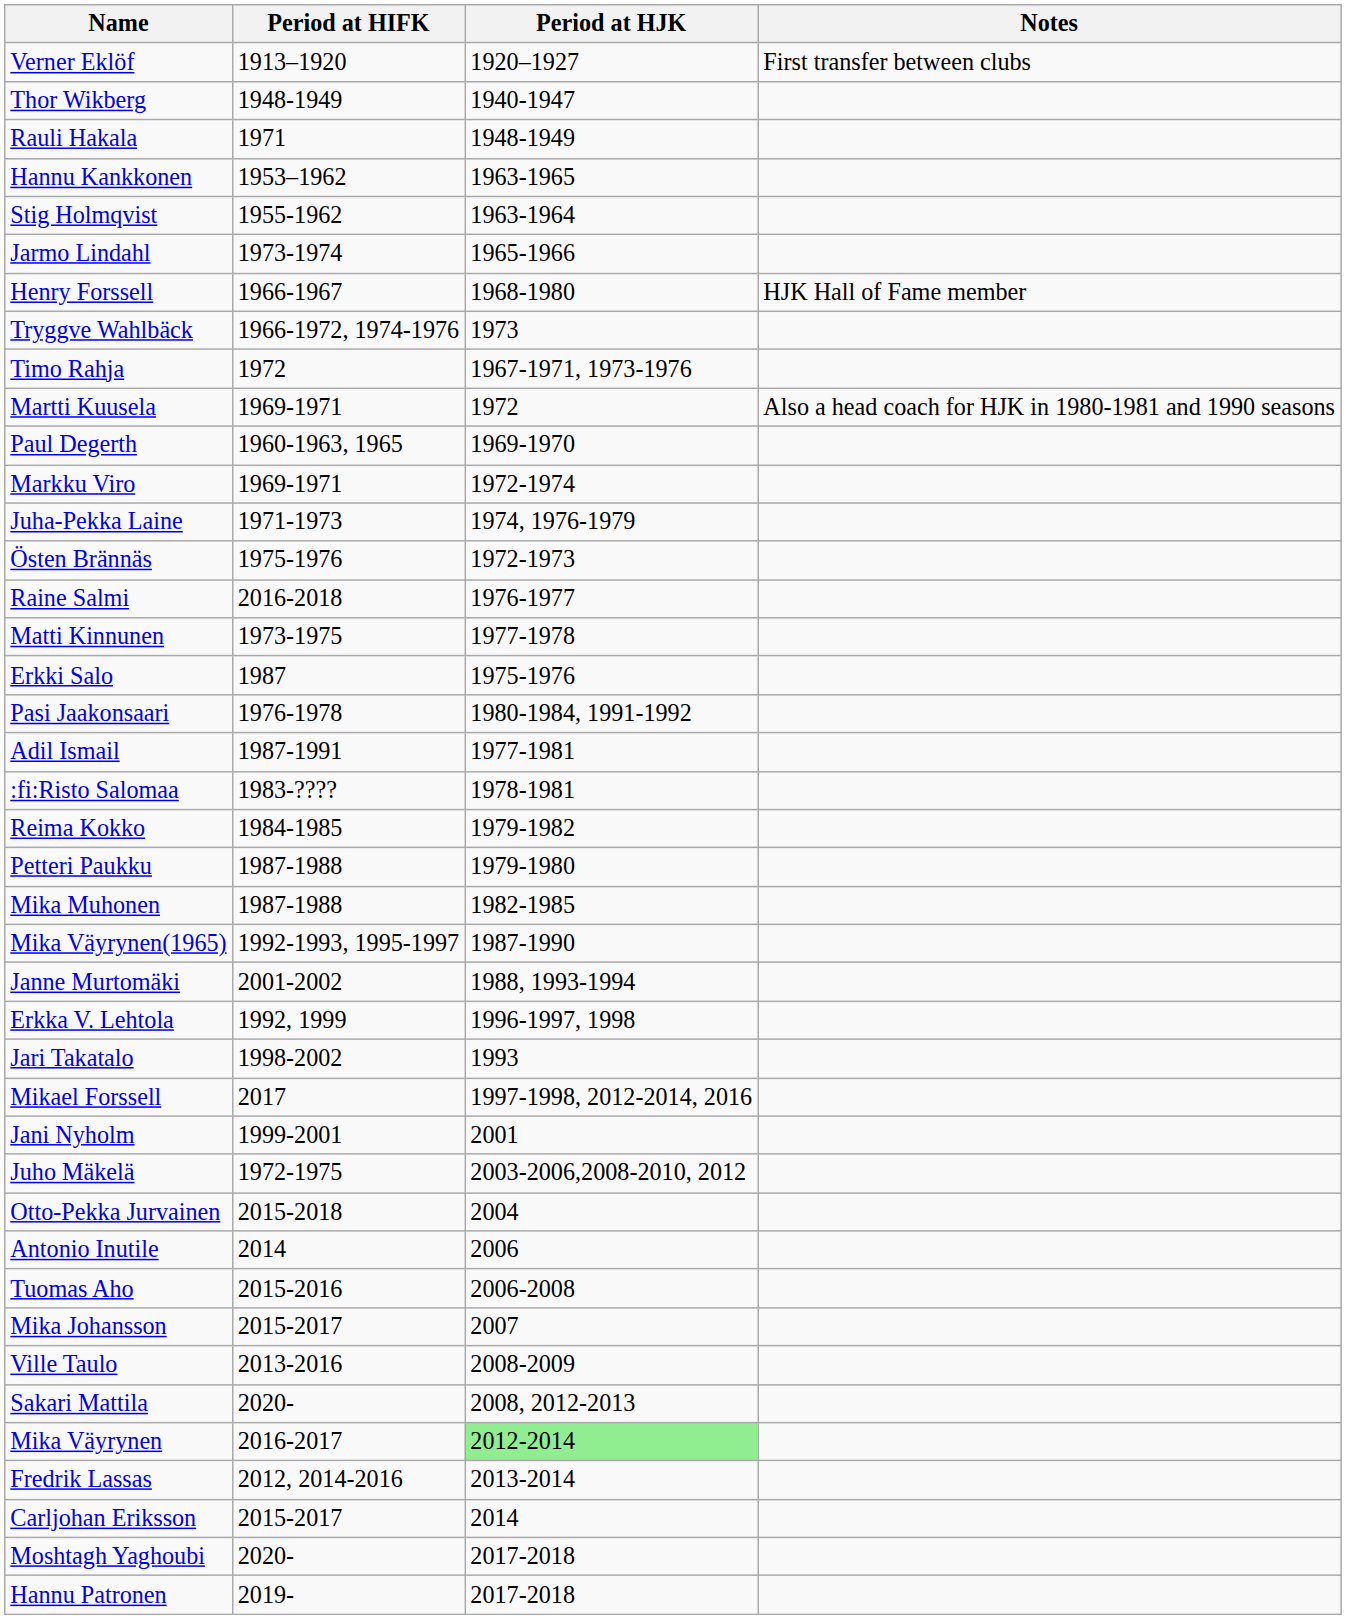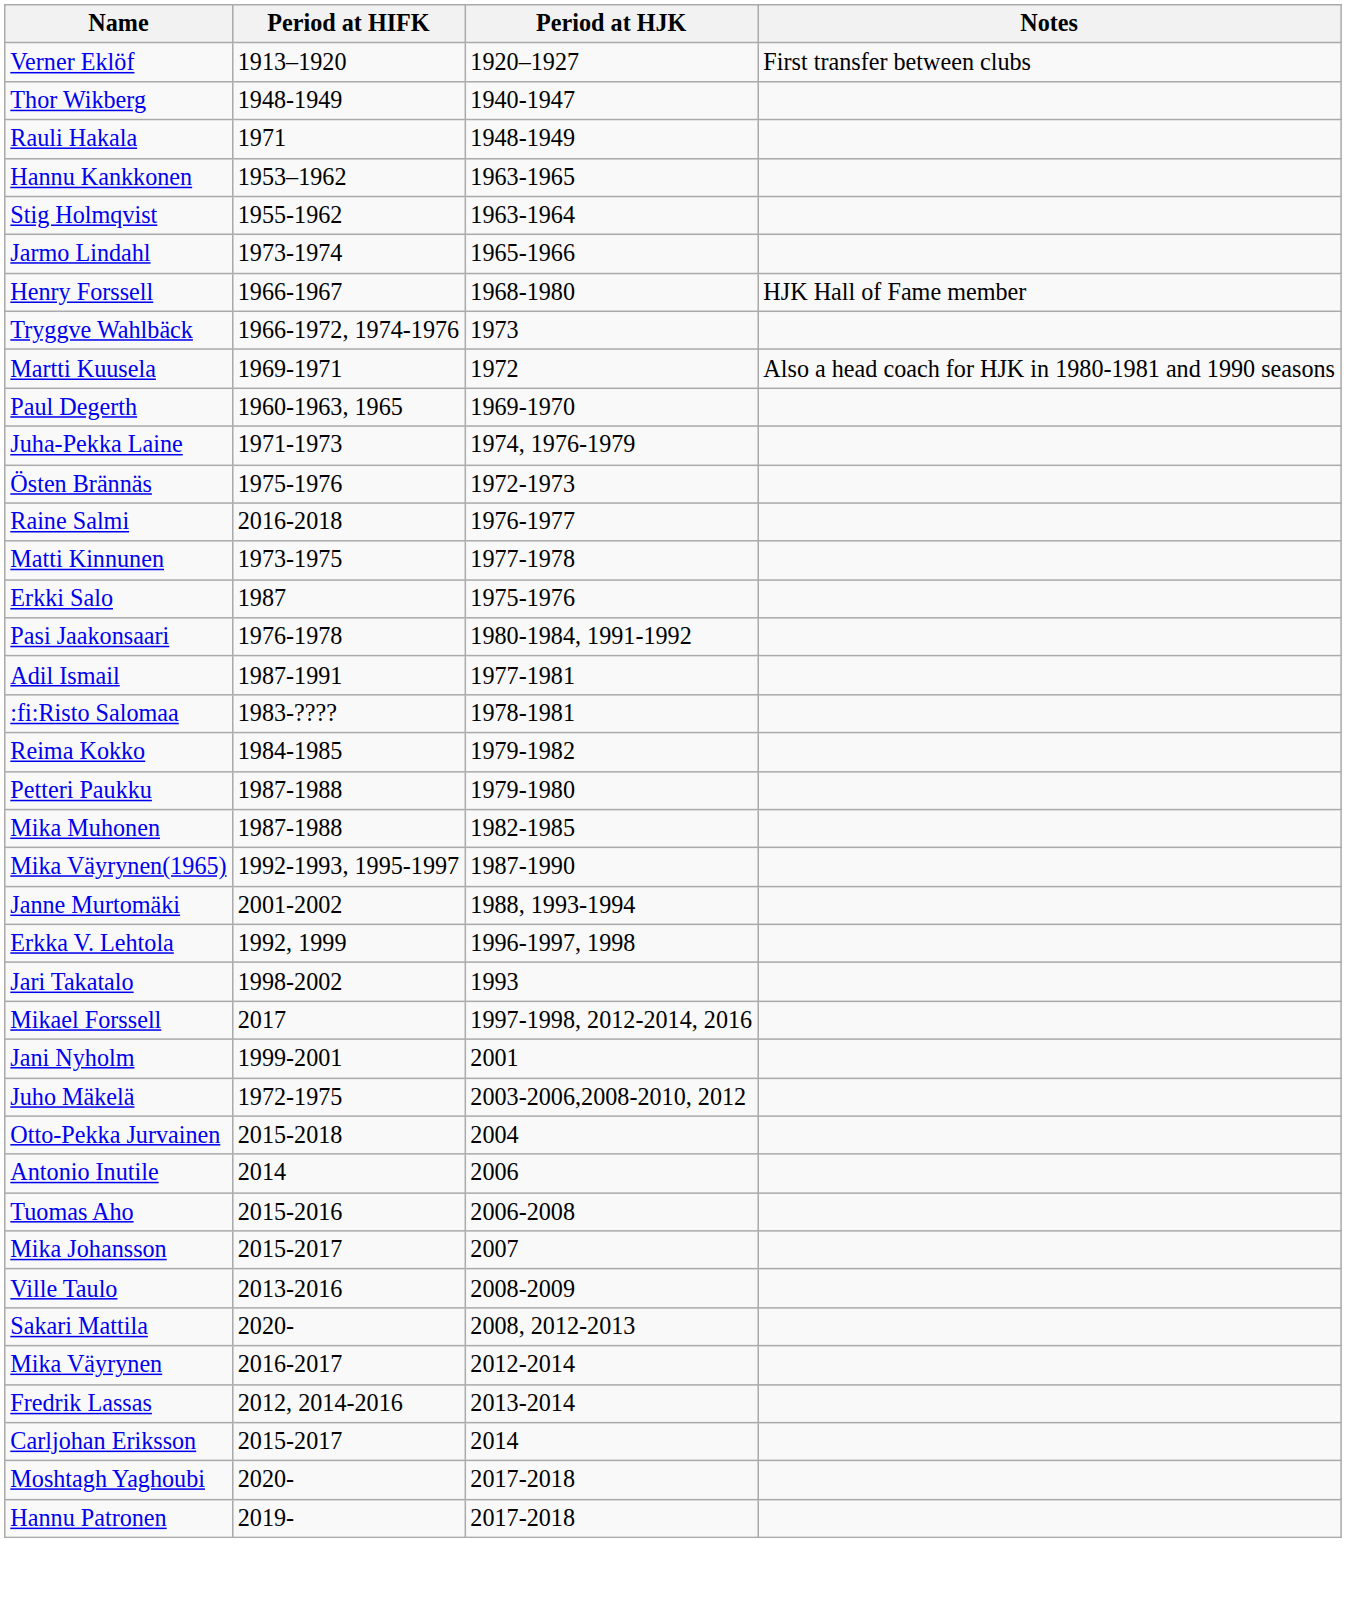- row: (67, 368)
- row: (73, 483)
(523, 1441) lightgreen background -> (523, 1364) no background
